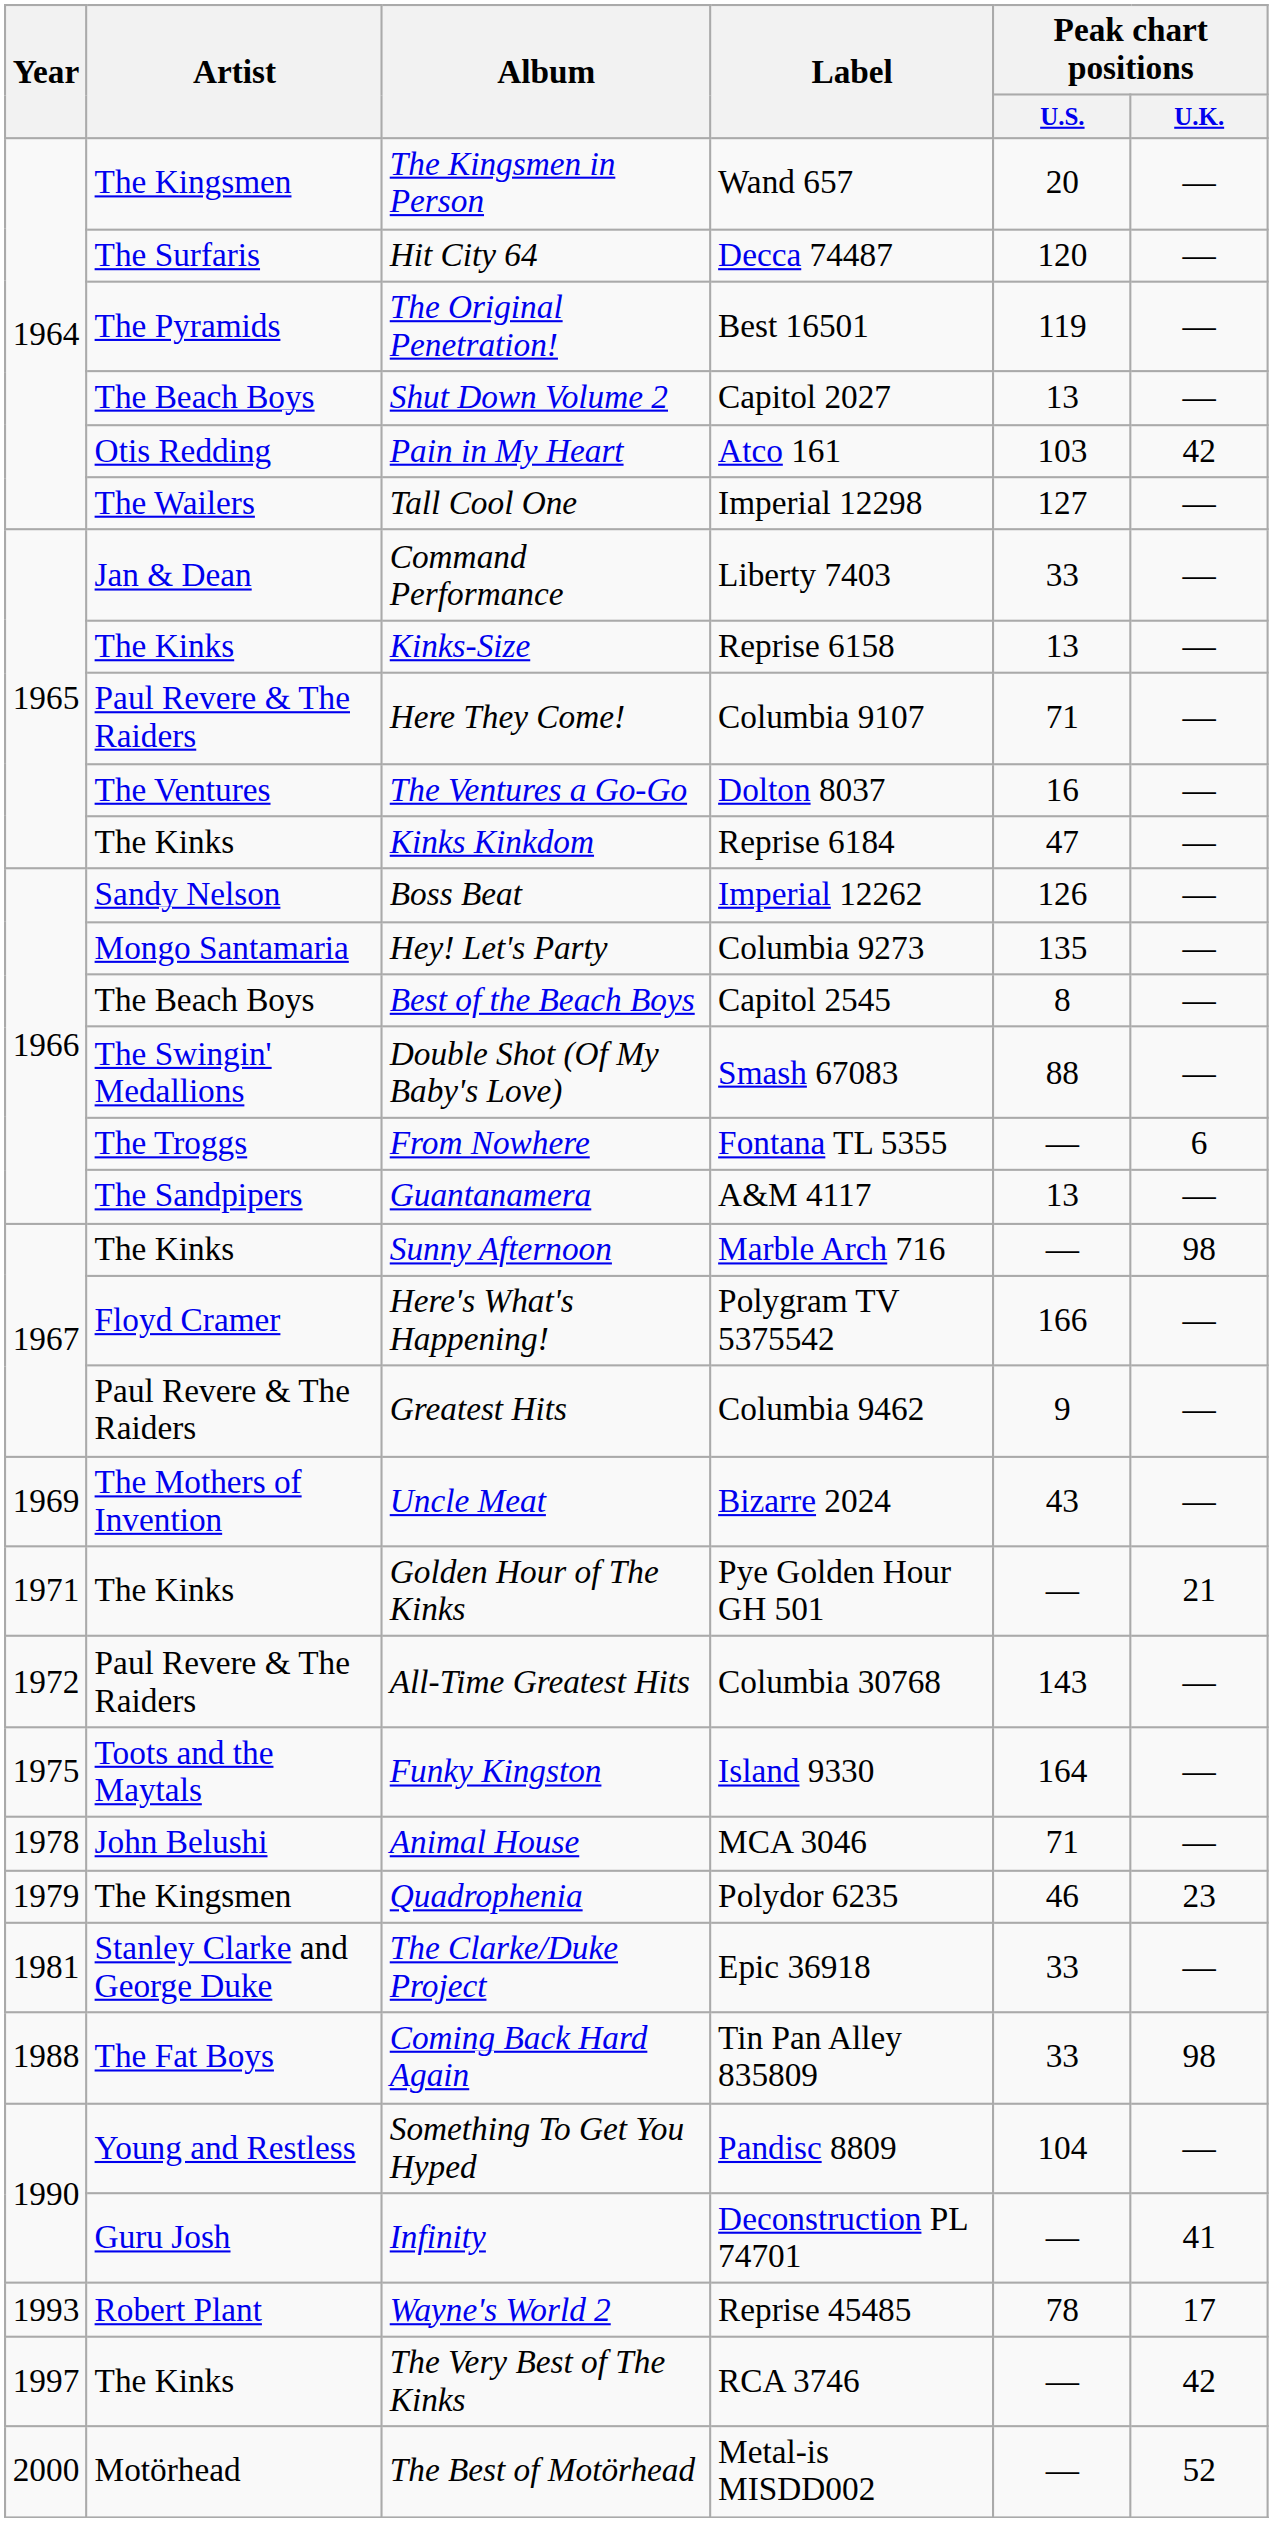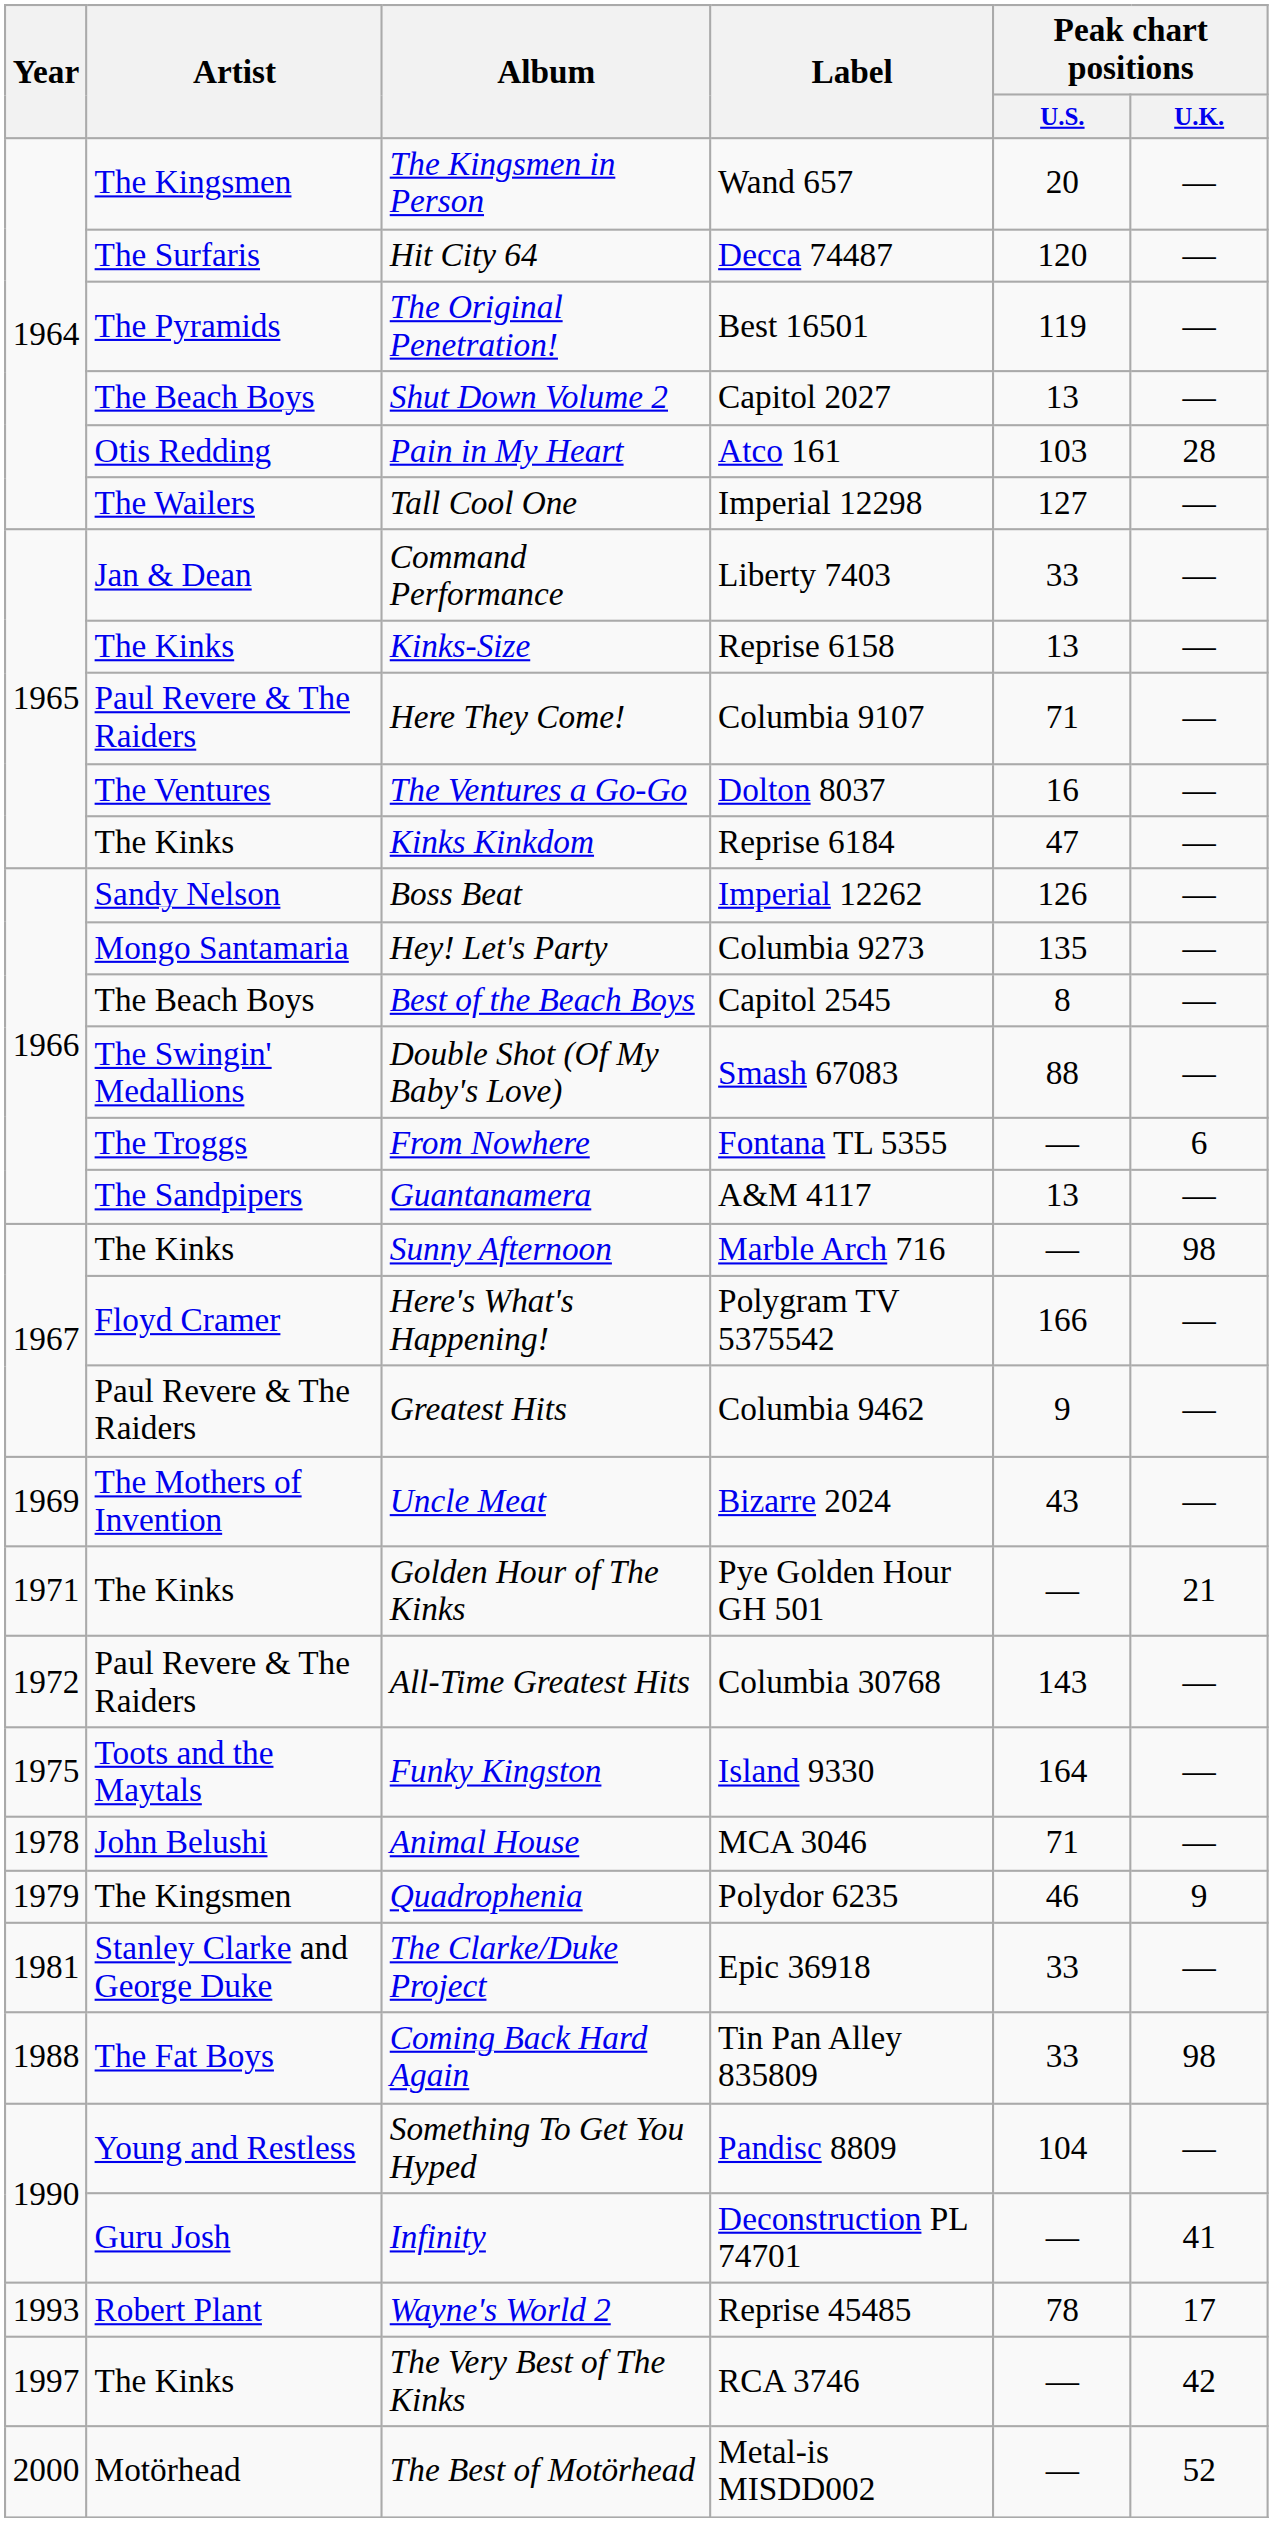(1199, 450) 42 -> (1199, 450) 28
(1199, 1895) 23 -> (1199, 1895) 9
